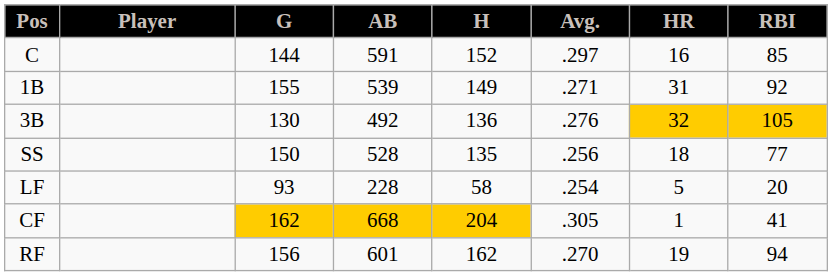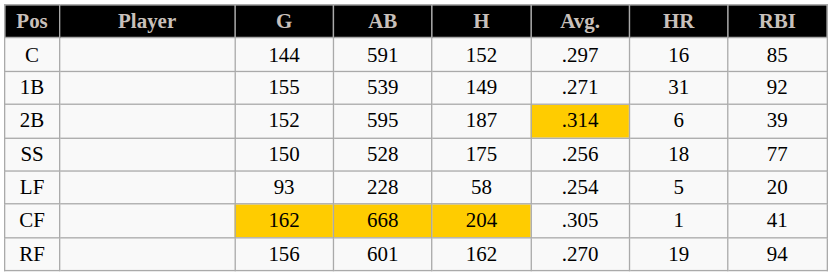+ row: (32, 120)
- row: (32, 120)
(481, 154) 135 -> (481, 154) 175
